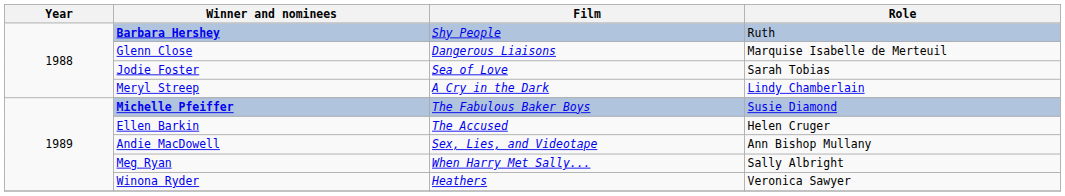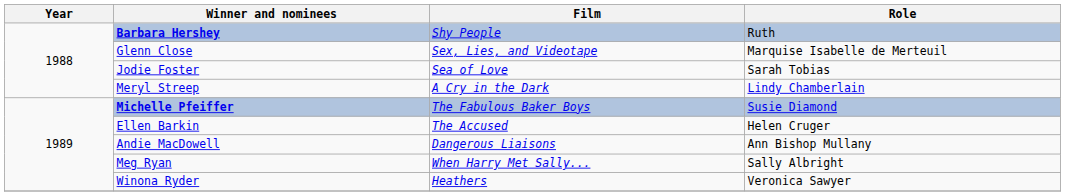(494, 51) Dangerous Liaisons -> (515, 51) Sex, Lies, and Videotape
(515, 144) Sex, Lies, and Videotape -> (494, 144) Dangerous Liaisons
